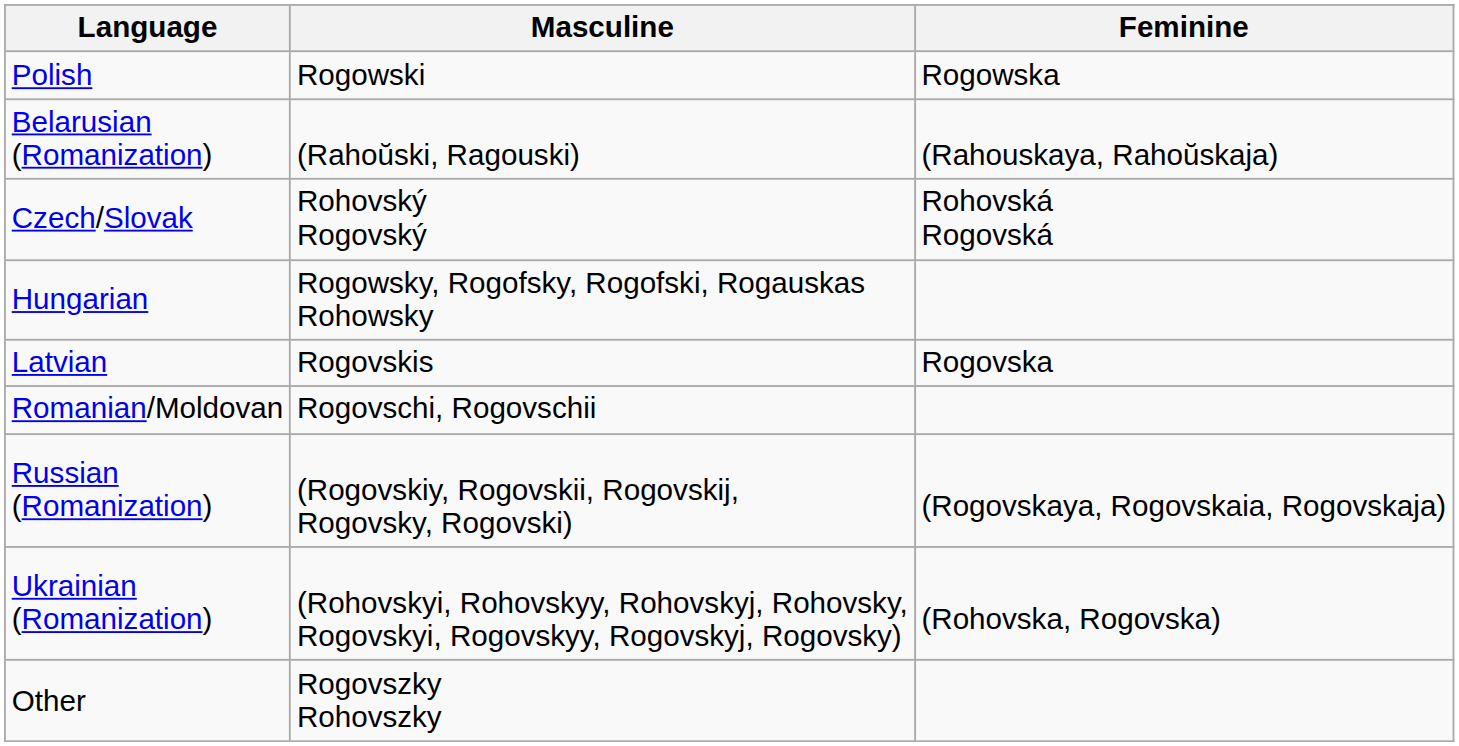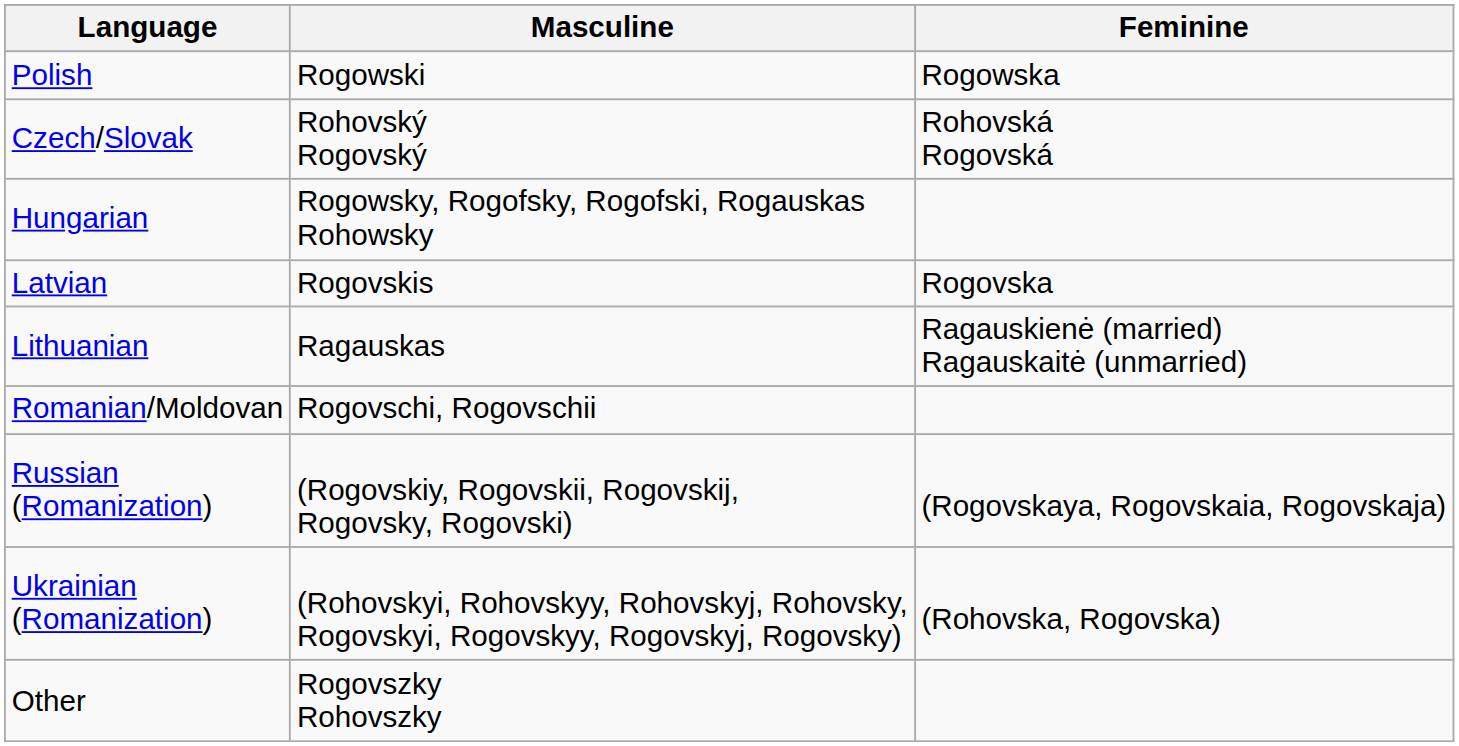- row: (112, 138)
+ row: (80, 345)
